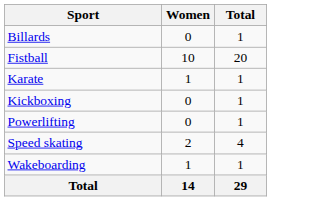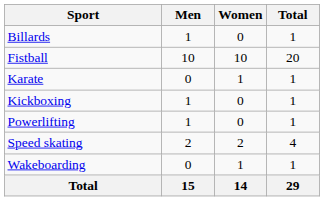+ column: (188, 15)
